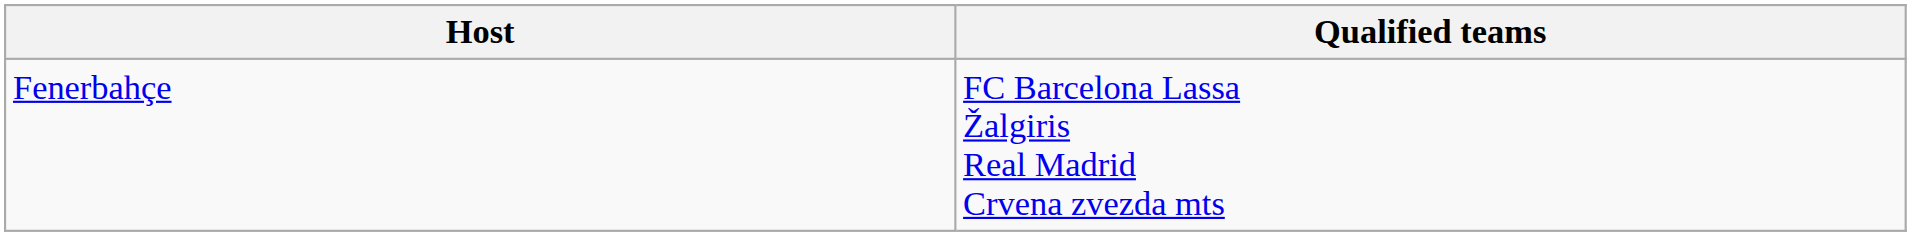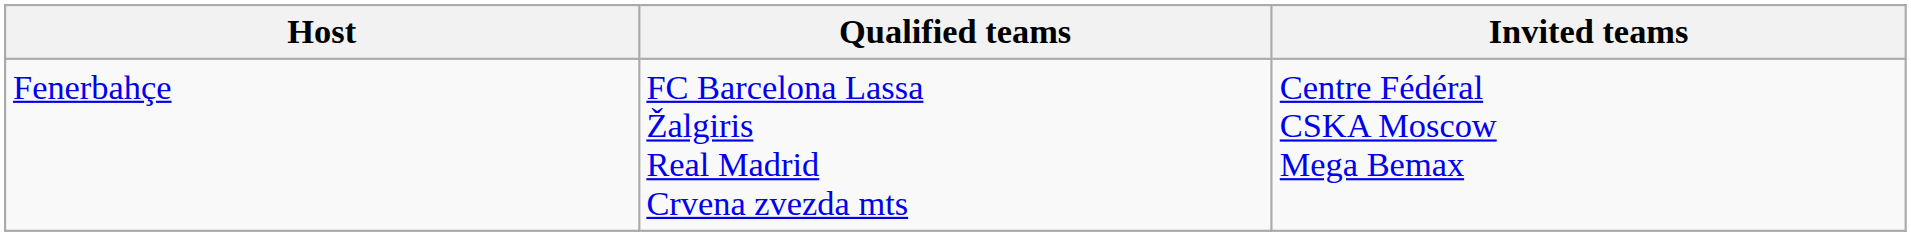+ column: (1589, 31)
